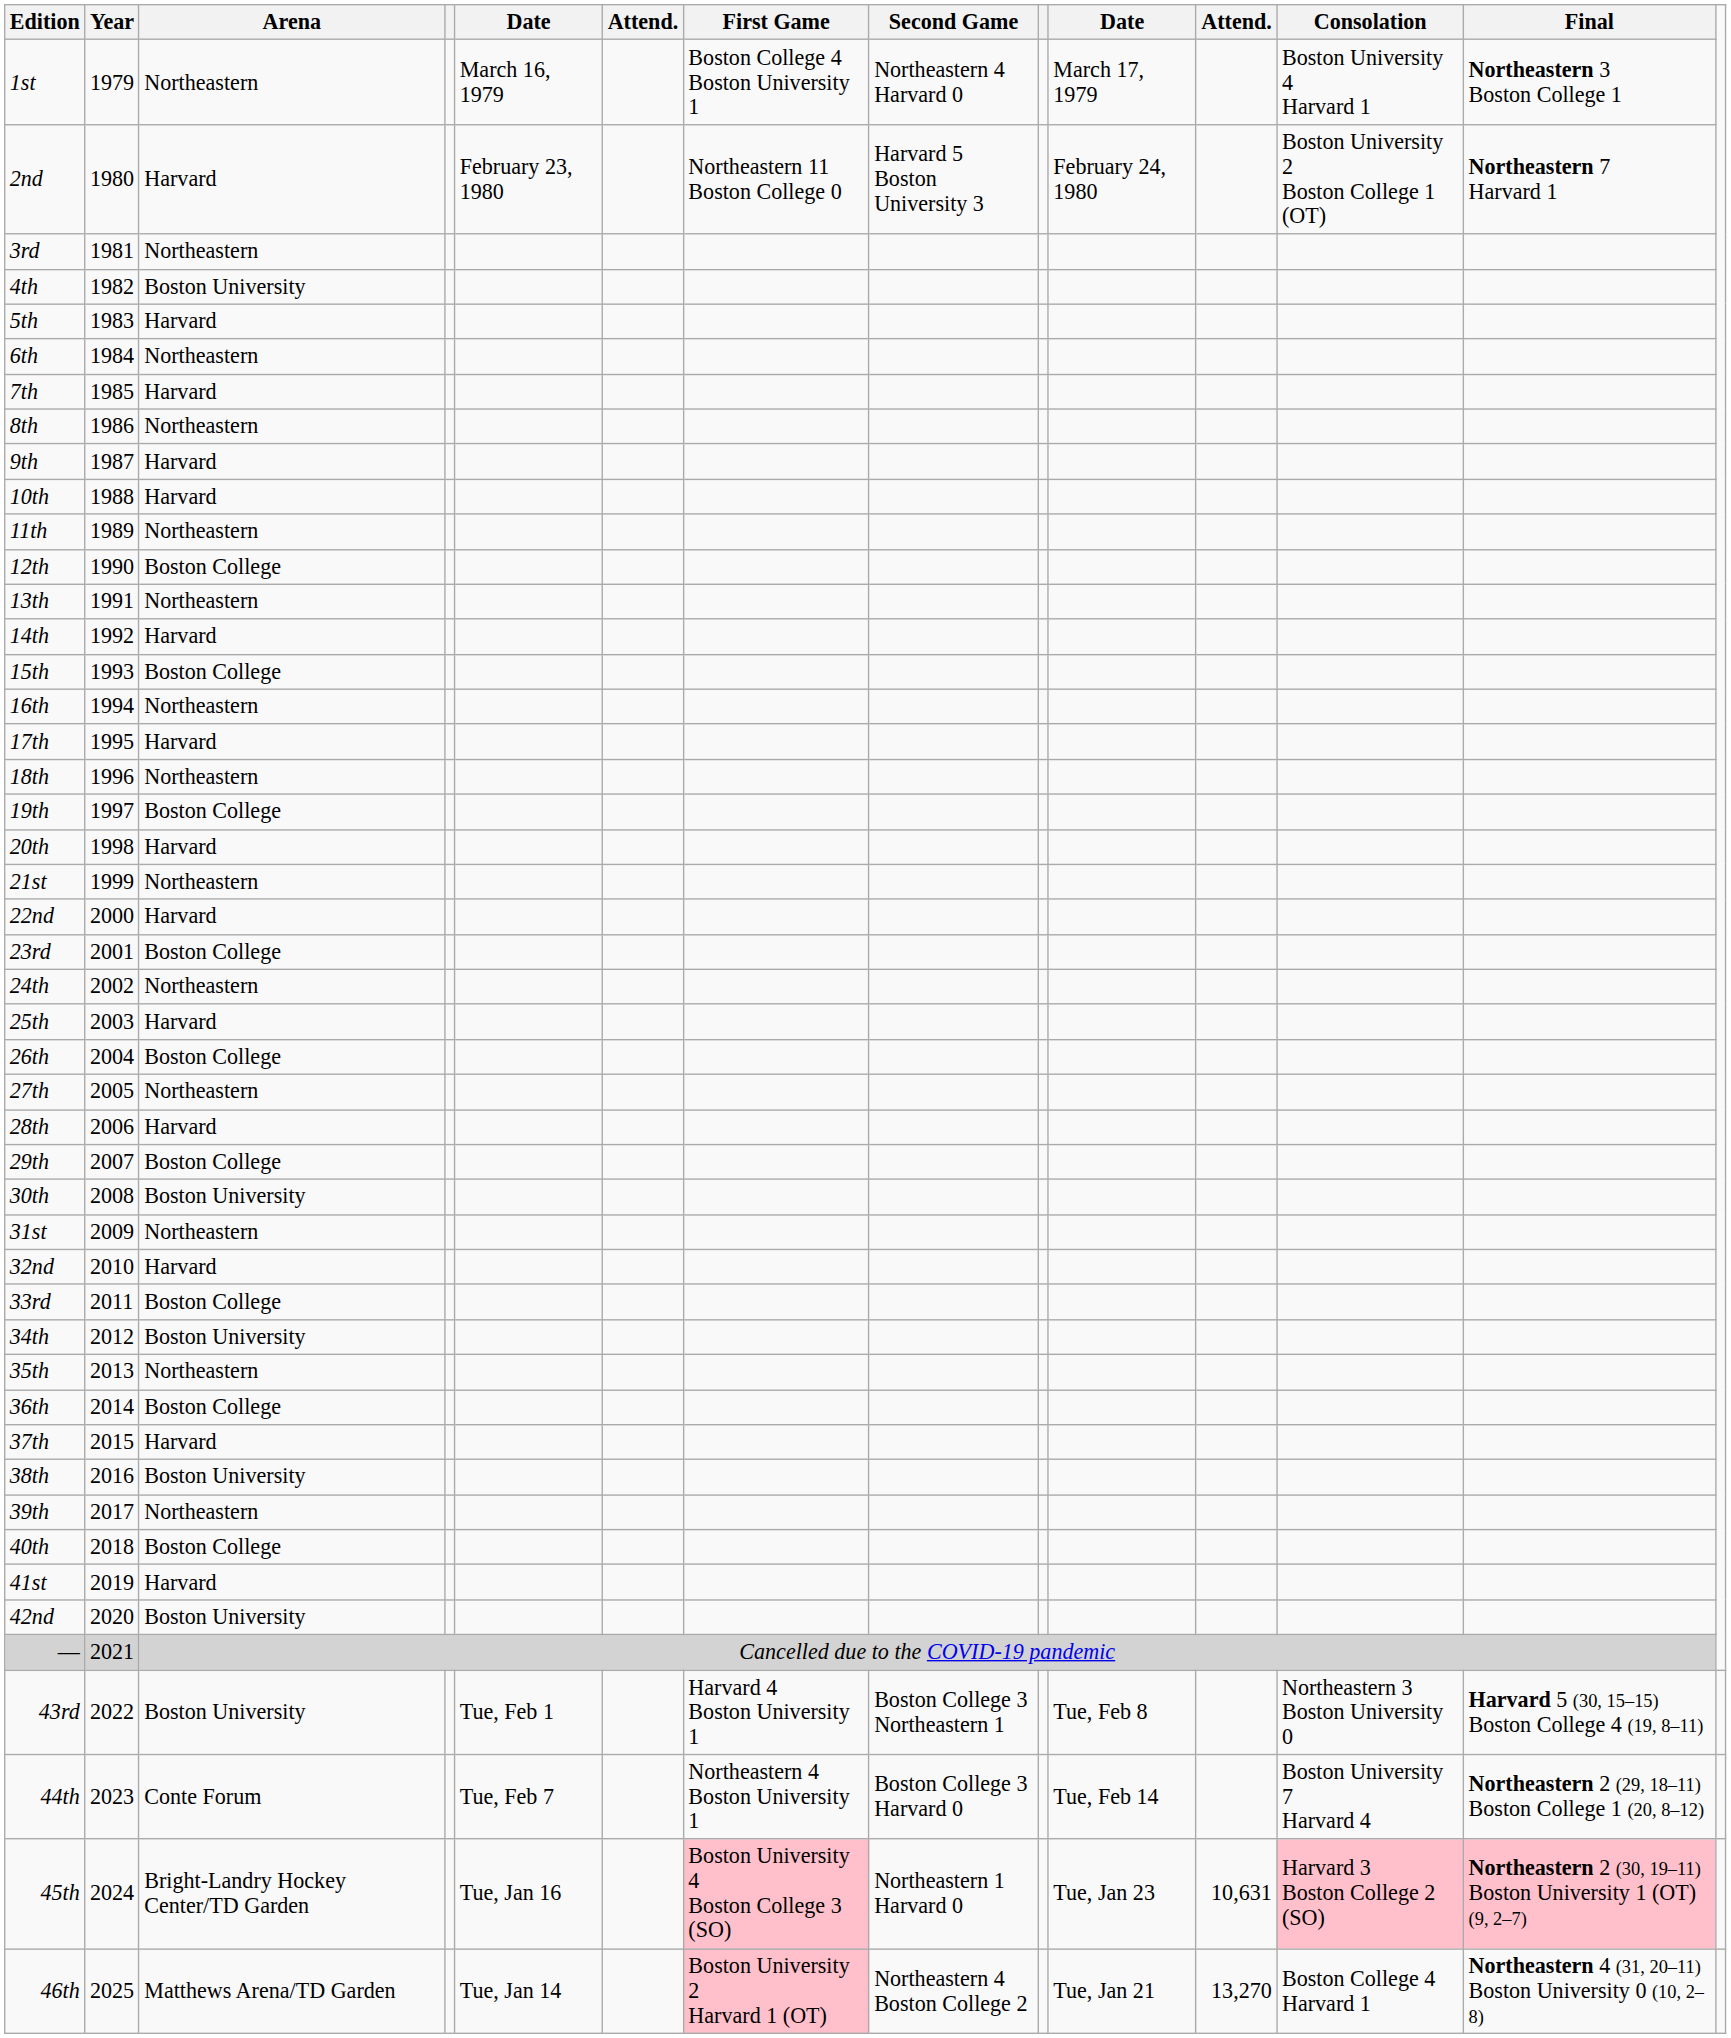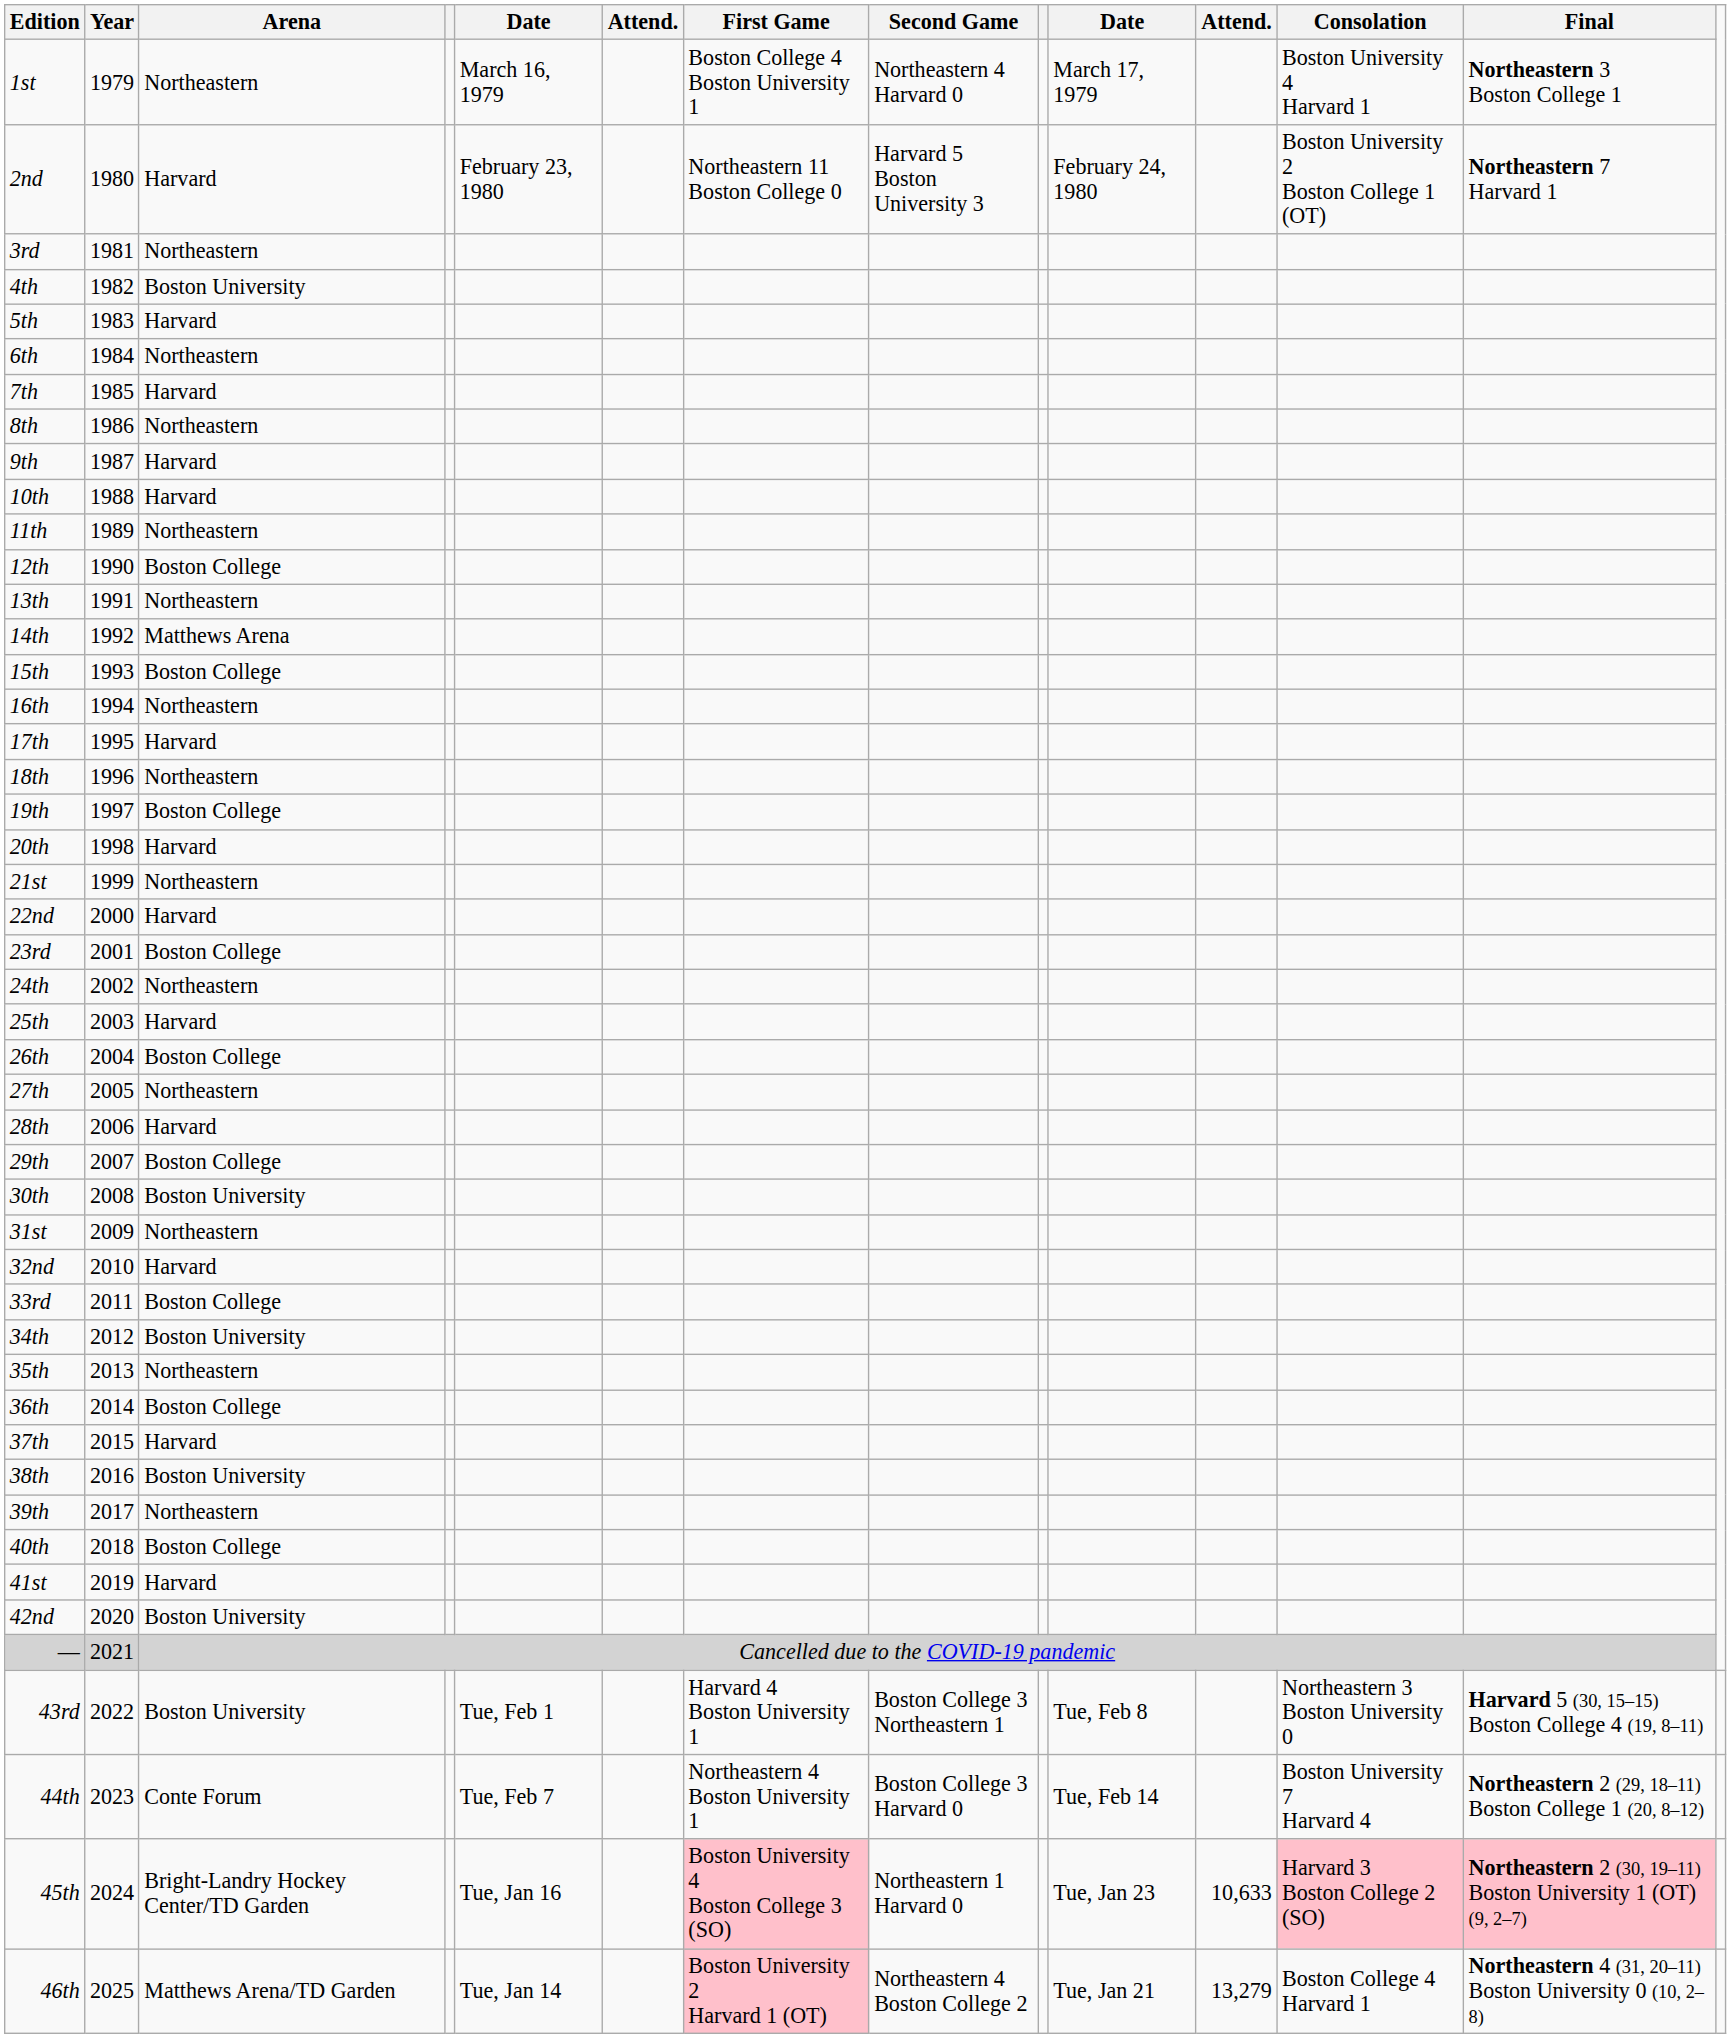(180, 636) Harvard -> (217, 636) Matthews Arena
(1241, 1893) 10,631 -> (1241, 1893) 10,633
(1241, 1990) 13,270 -> (1241, 1990) 13,279
